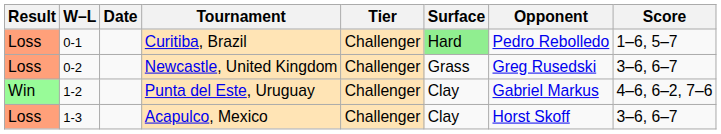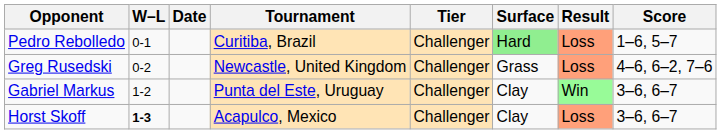columns swapped: (32, 16) <-> (551, 16)
(647, 66) 3–6, 6–7 -> (664, 66) 4–6, 6–2, 7–6
(664, 91) 4–6, 6–2, 7–6 -> (647, 91) 3–6, 6–7
(73, 117) normal -> (142, 116) bold
